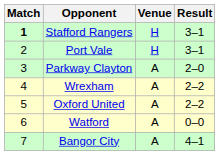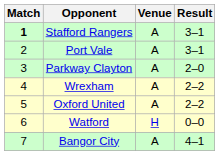(155, 31) H -> (155, 31) A
(155, 50) H -> (155, 50) A
(155, 123) A -> (155, 123) H
